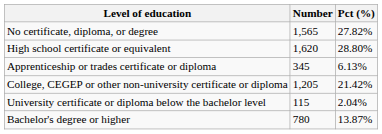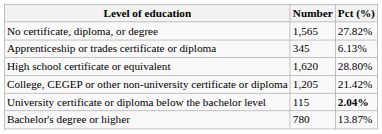rows swapped: (89, 48) <-> (112, 66)
(352, 102) normal -> (353, 102) bold
